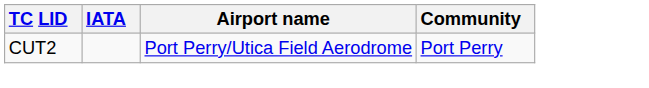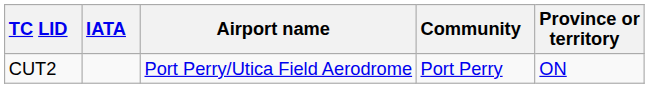+ column: (590, 29)
